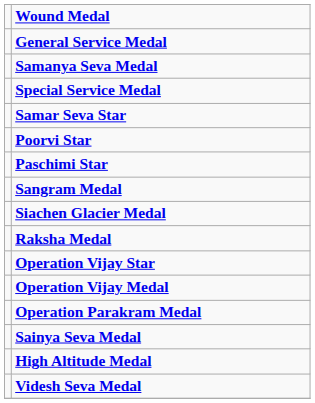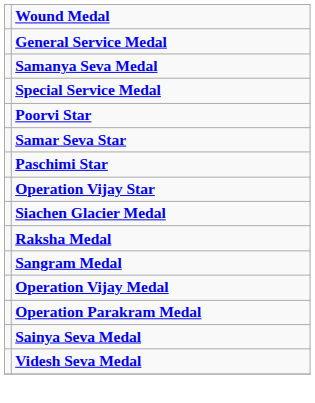rows swapped: (71, 115) <-> (53, 139)
rows swapped: (85, 262) <-> (68, 189)
- row: (83, 361)
